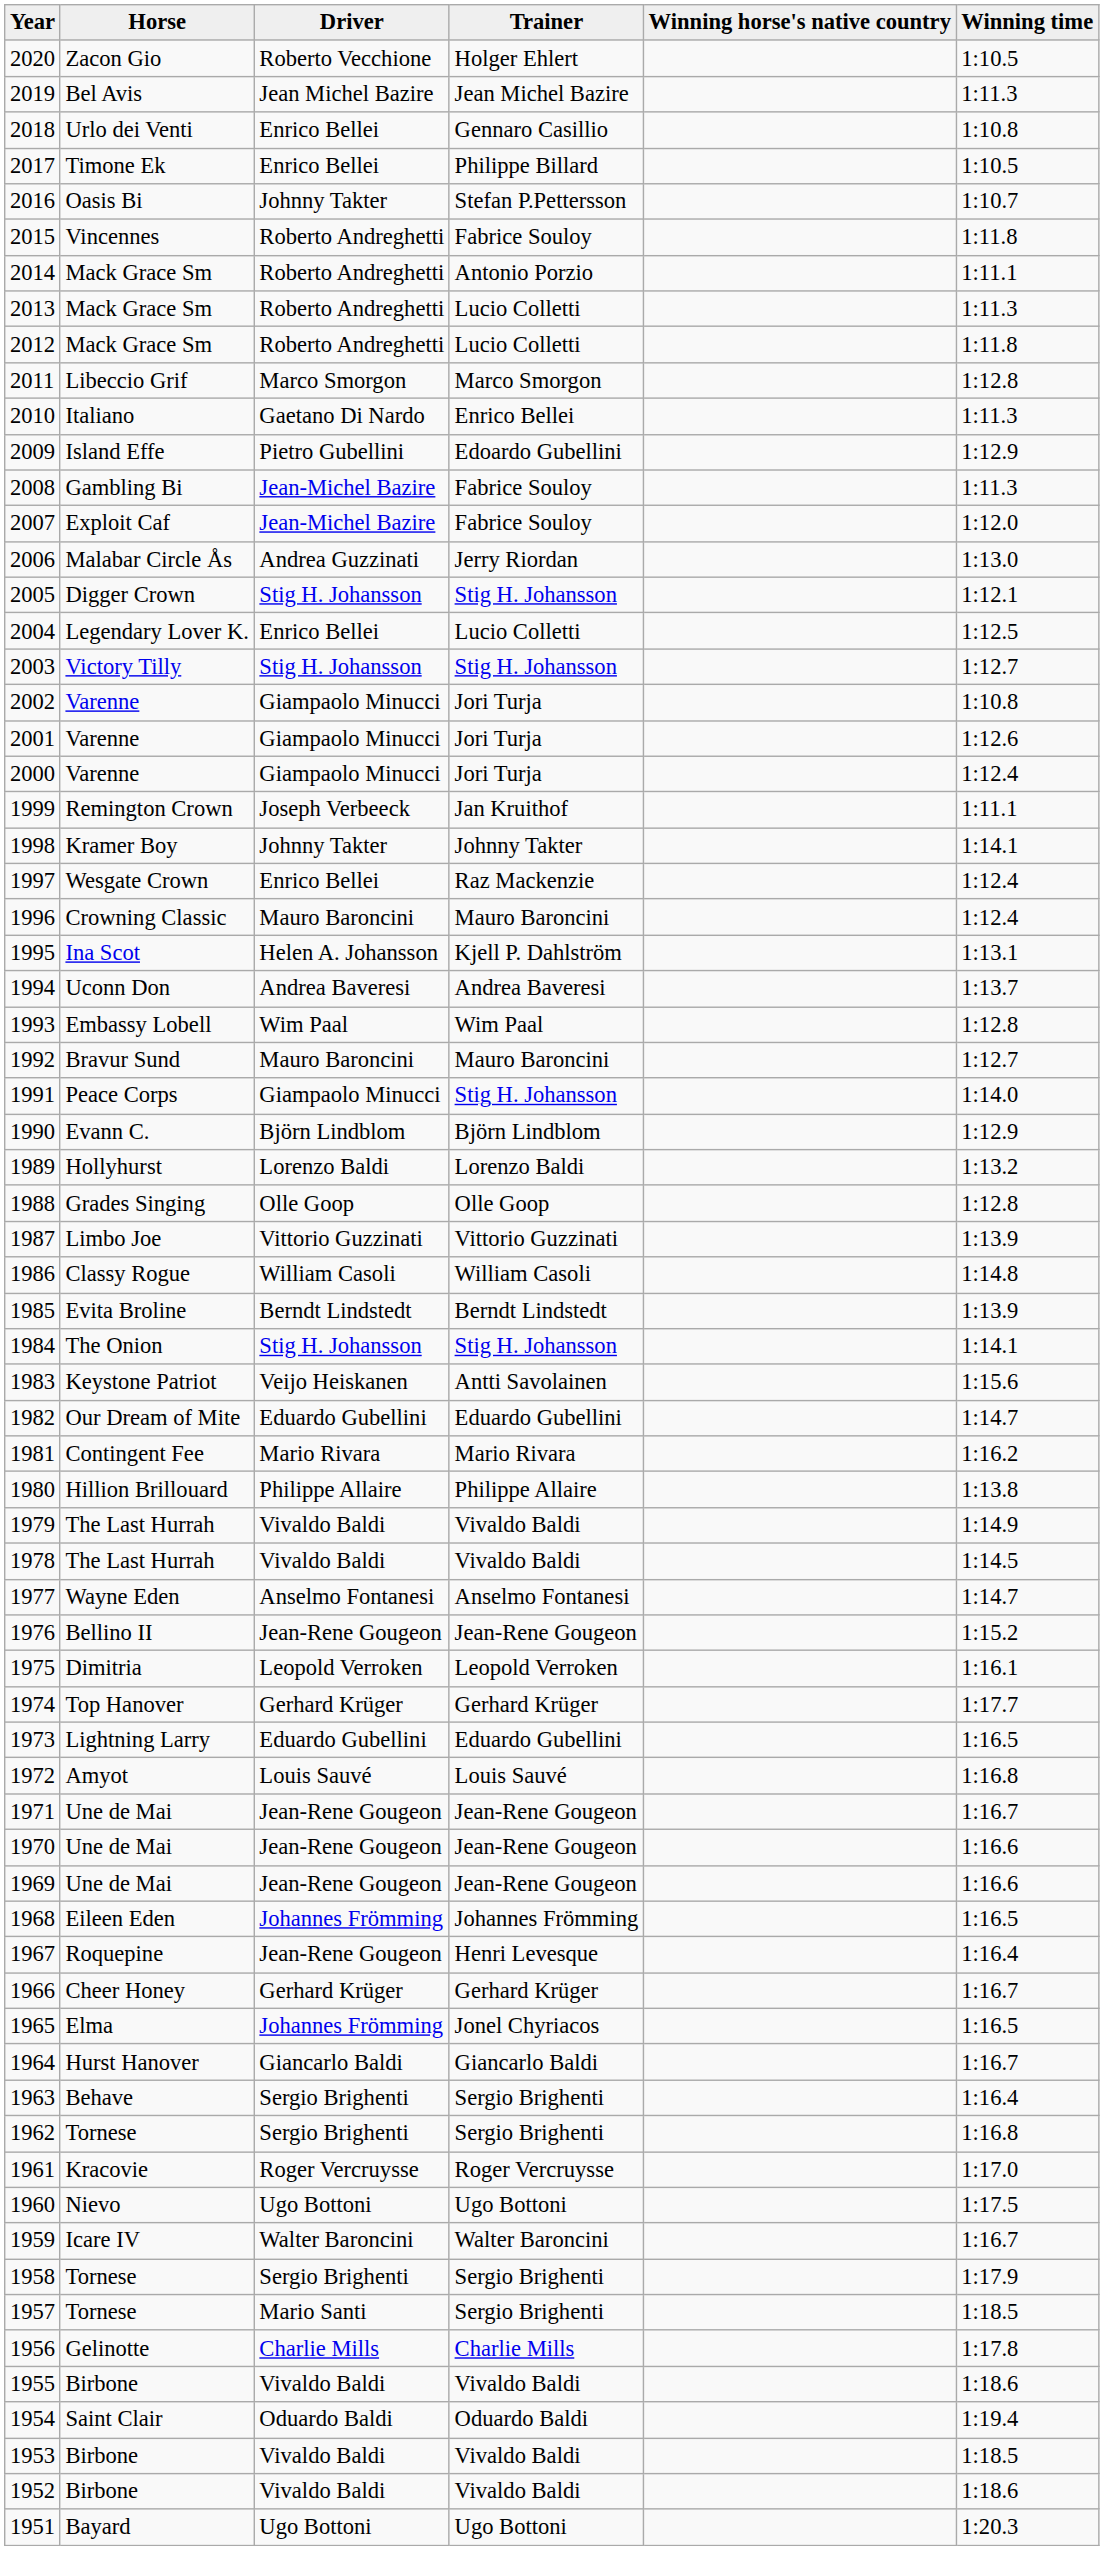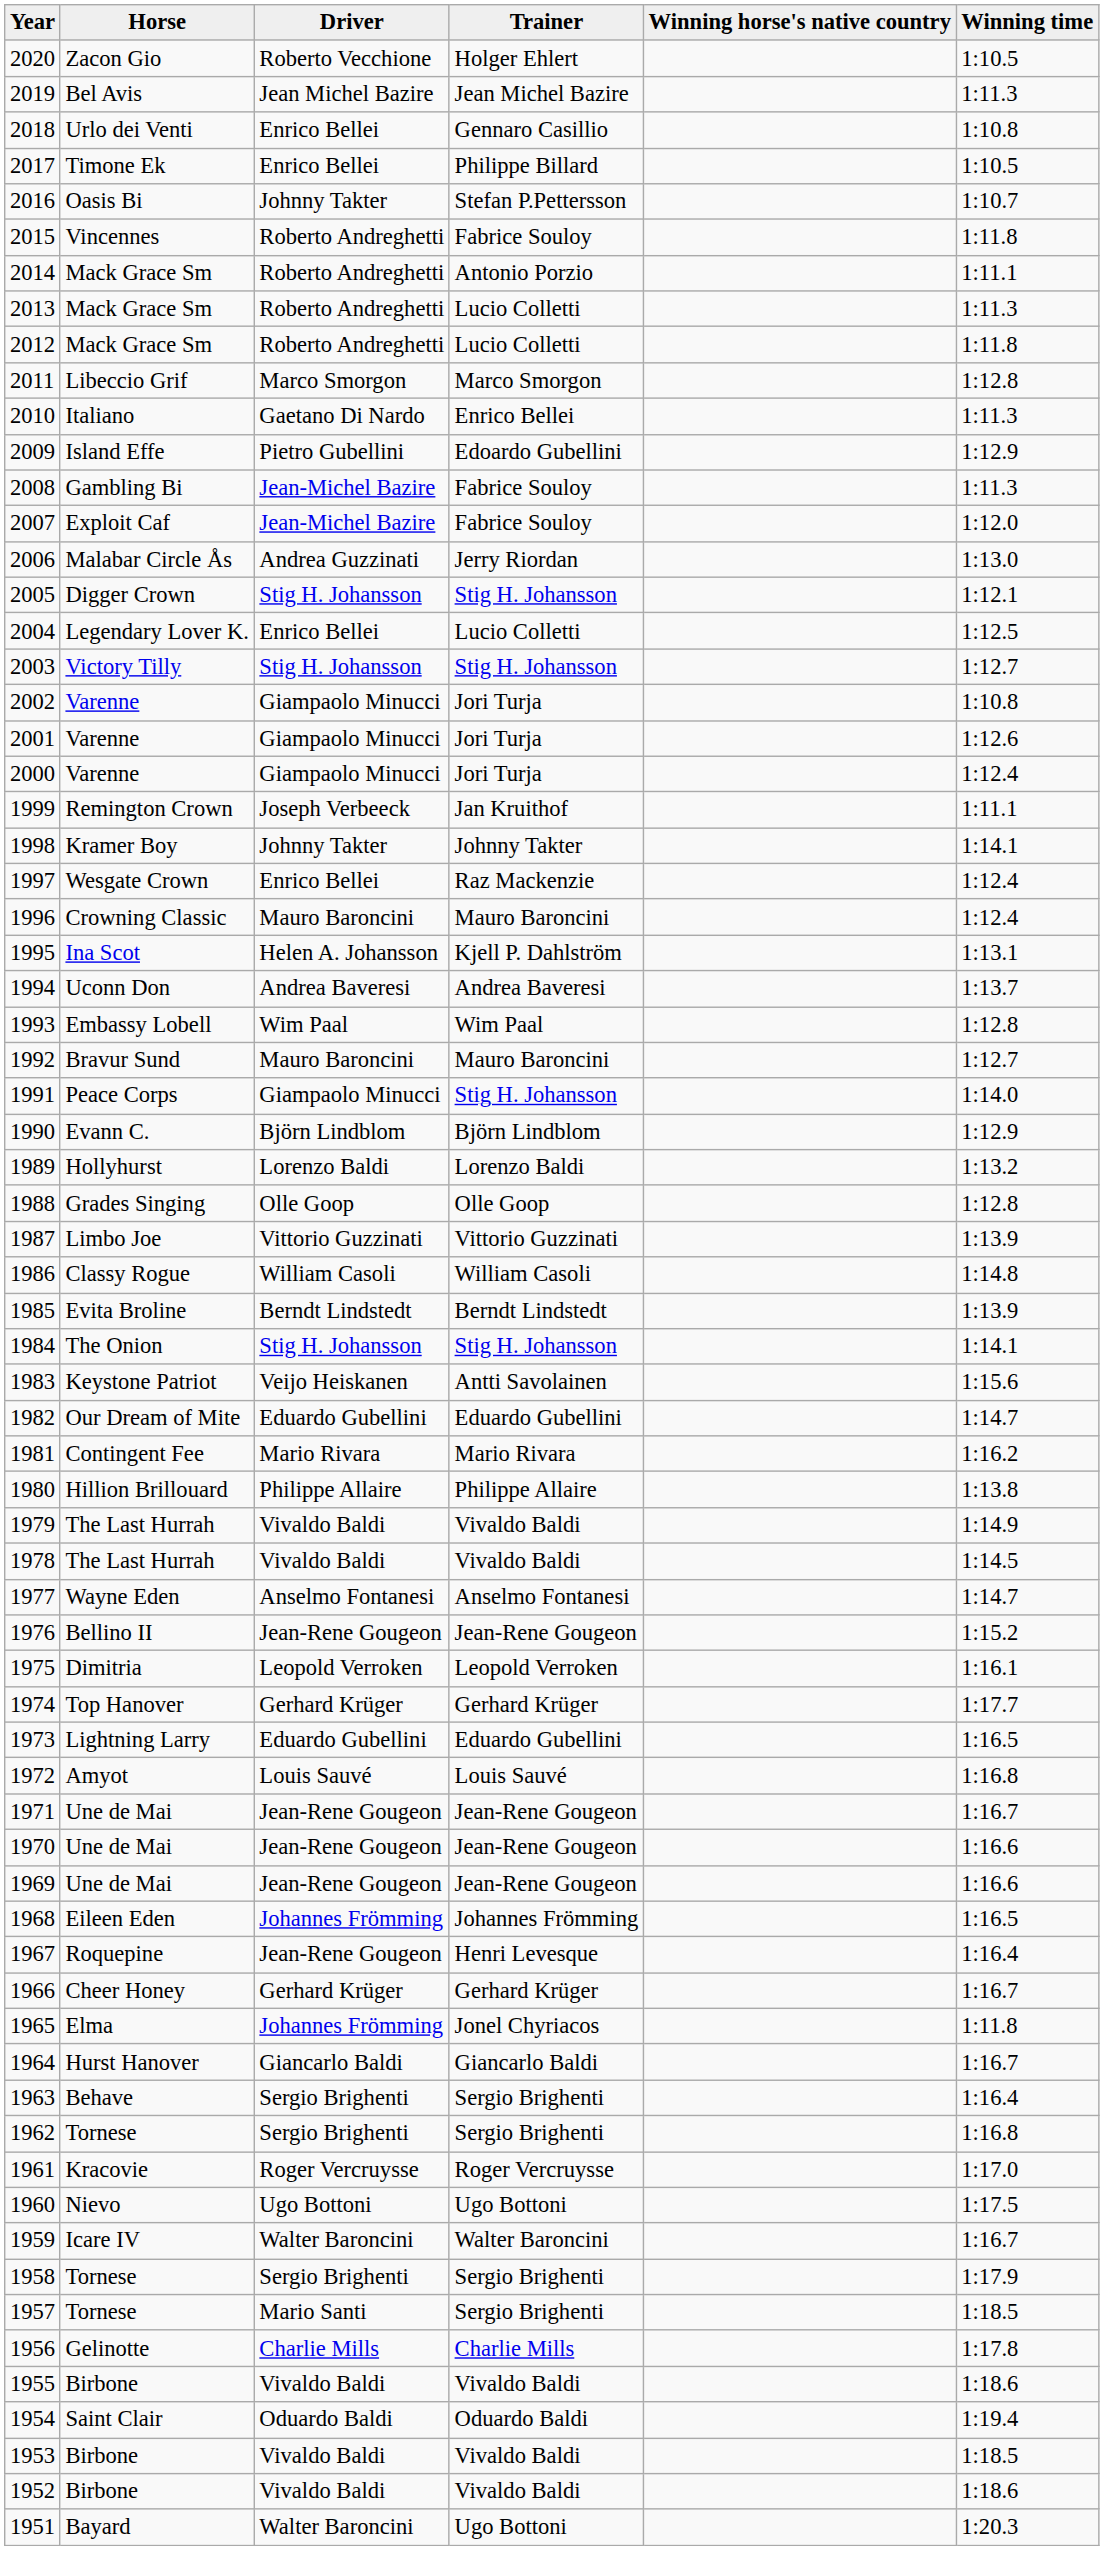(990, 2025) 1:16.5 -> (989, 2025) 1:11.8
(315, 2526) Ugo Bottoni -> (336, 2526) Walter Baroncini
